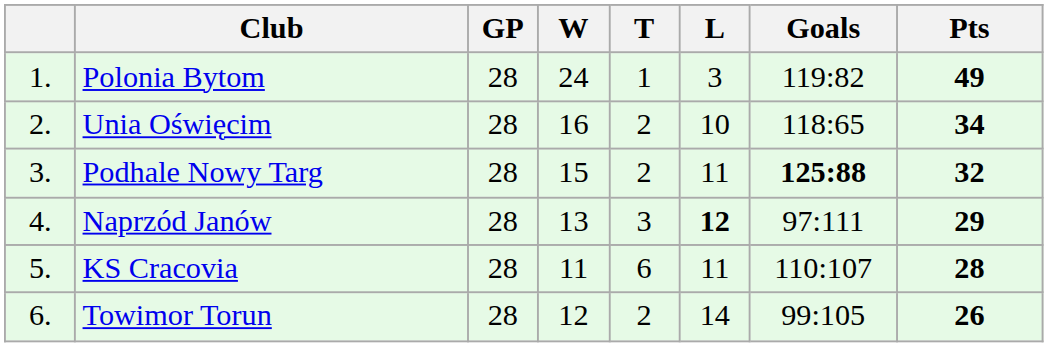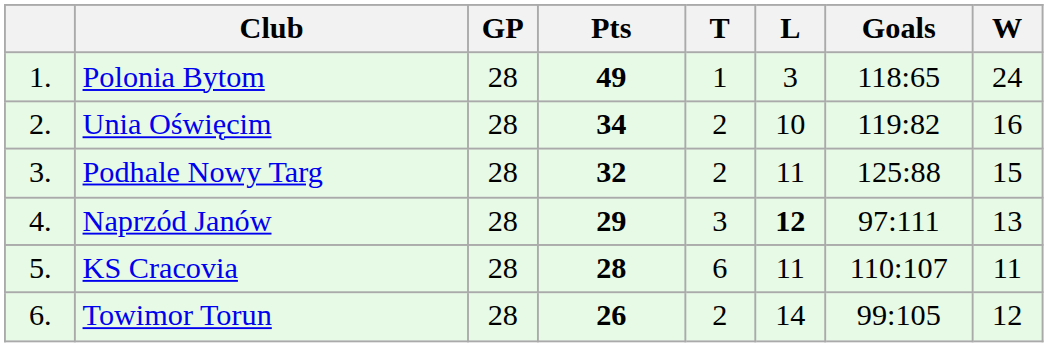columns swapped: (573, 28) <-> (969, 28)
(823, 76) 119:82 -> (899, 76) 118:65
(823, 124) 118:65 -> (899, 124) 119:82
(823, 172) bold -> (899, 172) normal
